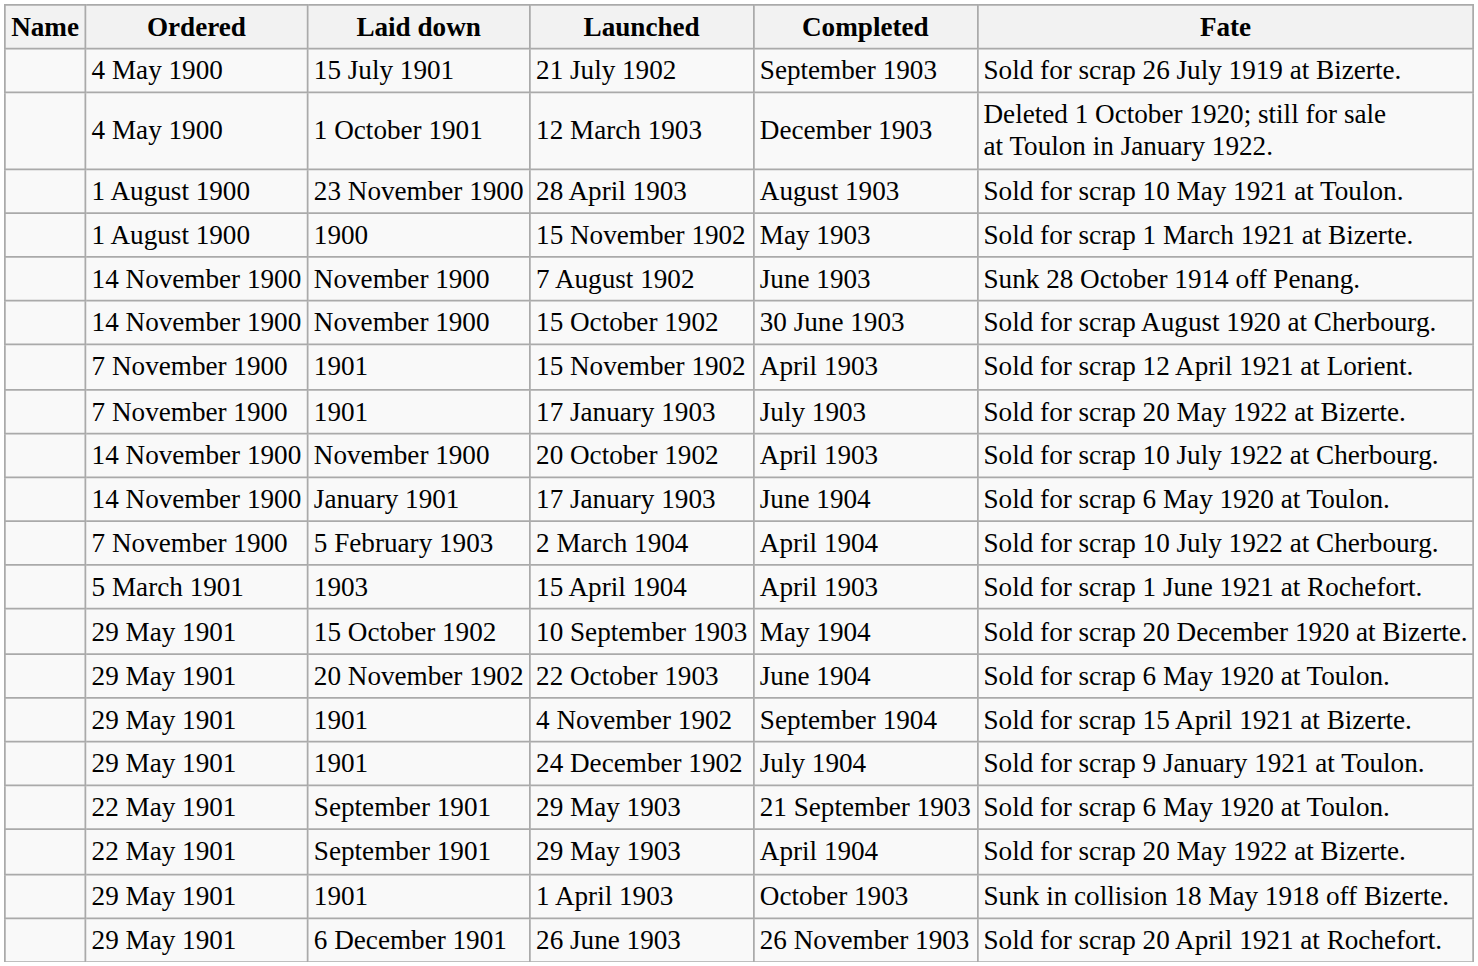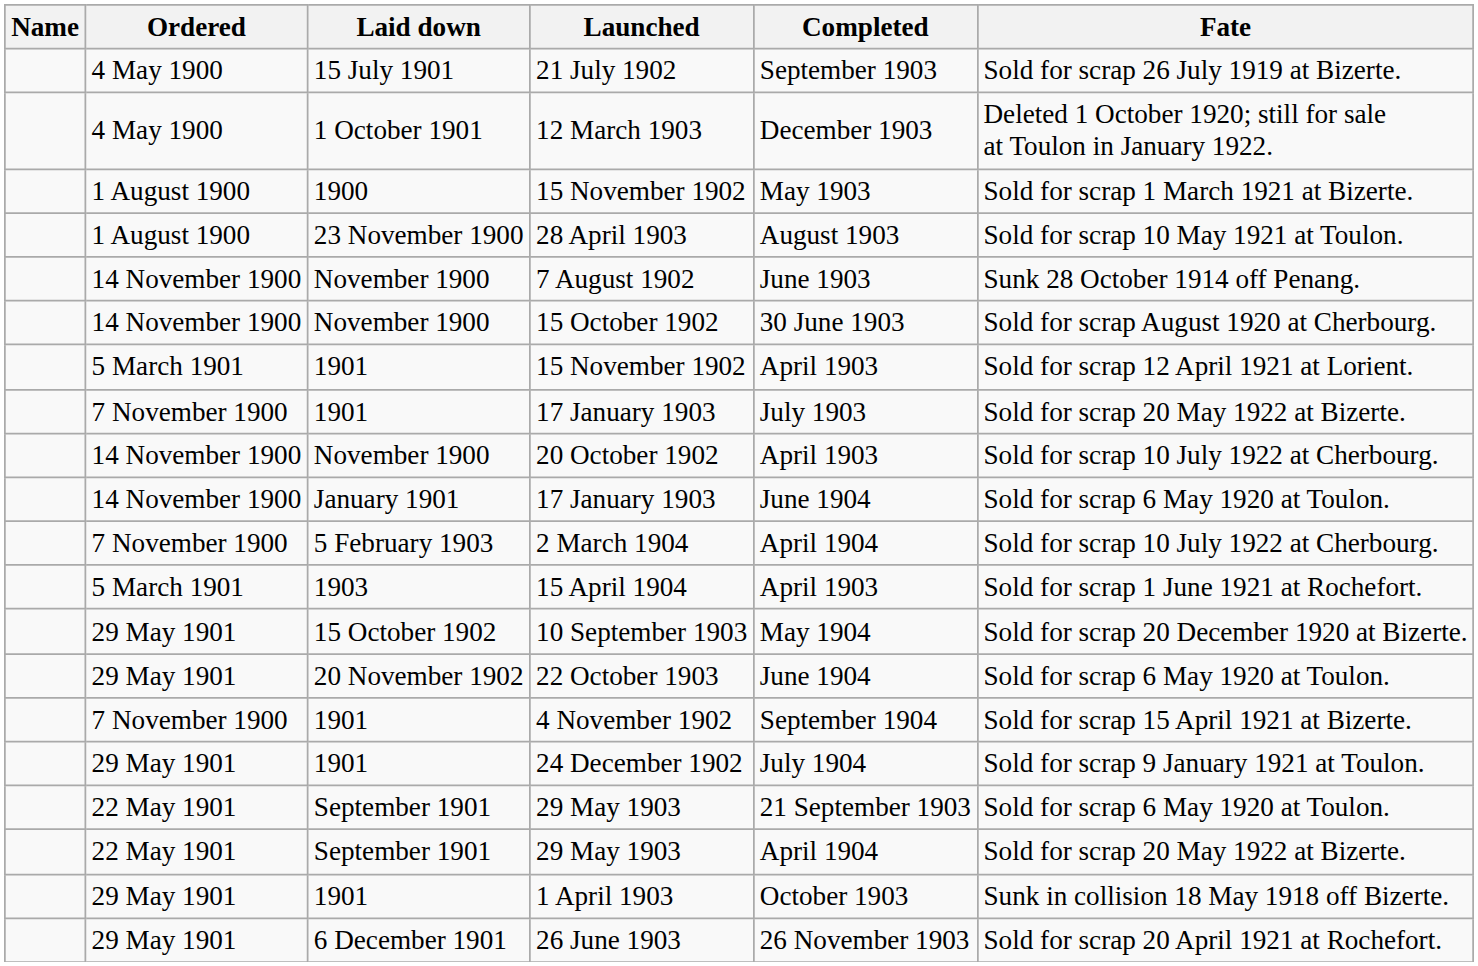rows swapped: (341, 233) <-> (419, 189)
(190, 366) 7 November 1900 -> (168, 366) 5 March 1901
(164, 718) 29 May 1901 -> (190, 718) 7 November 1900
